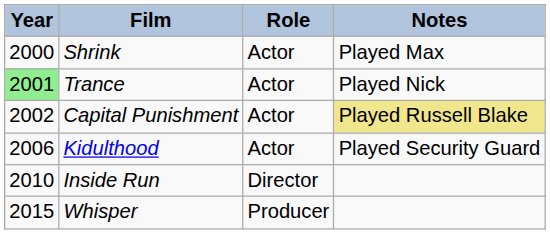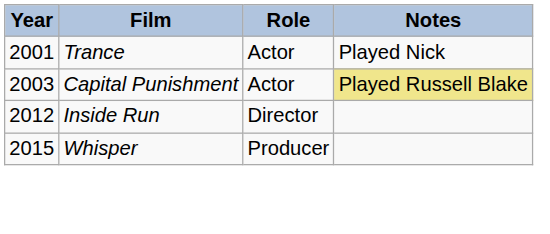- row: (92, 52)
(32, 84) lightgreen background -> (32, 52) no background
(32, 116) 2002 -> (32, 84) 2003
- row: (111, 148)
(32, 180) 2010 -> (32, 116) 2012
